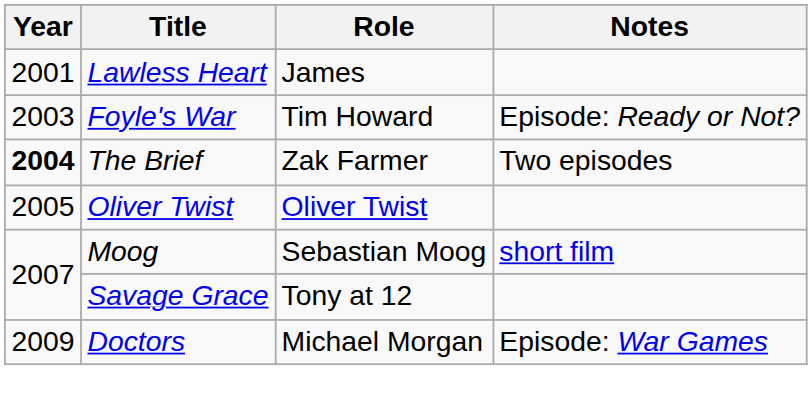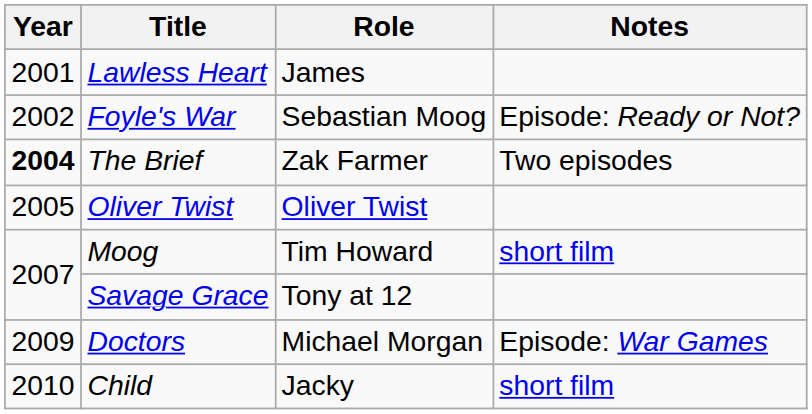(43, 116) 2003 -> (43, 116) 2002
(357, 116) Tim Howard -> (384, 116) Sebastian Moog
(384, 251) Sebastian Moog -> (357, 251) Tim Howard
+ row: (120, 386)
